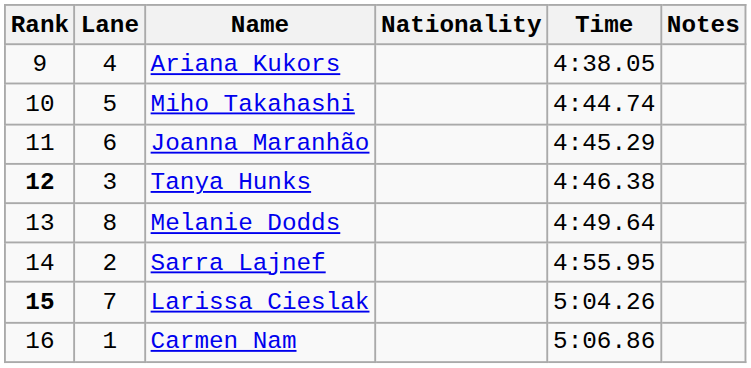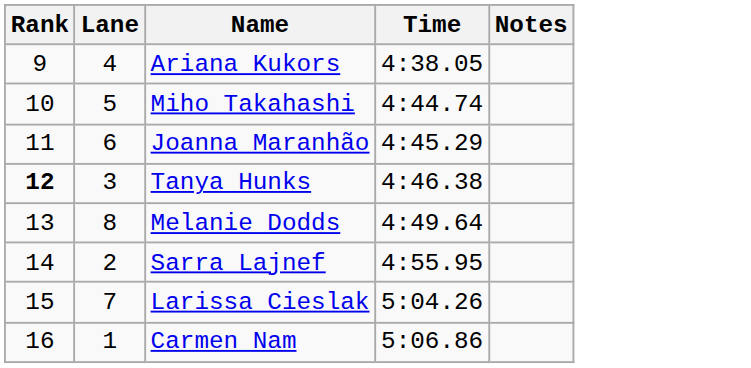- column: (461, 25)
(40, 302) bold -> (40, 302) normal
